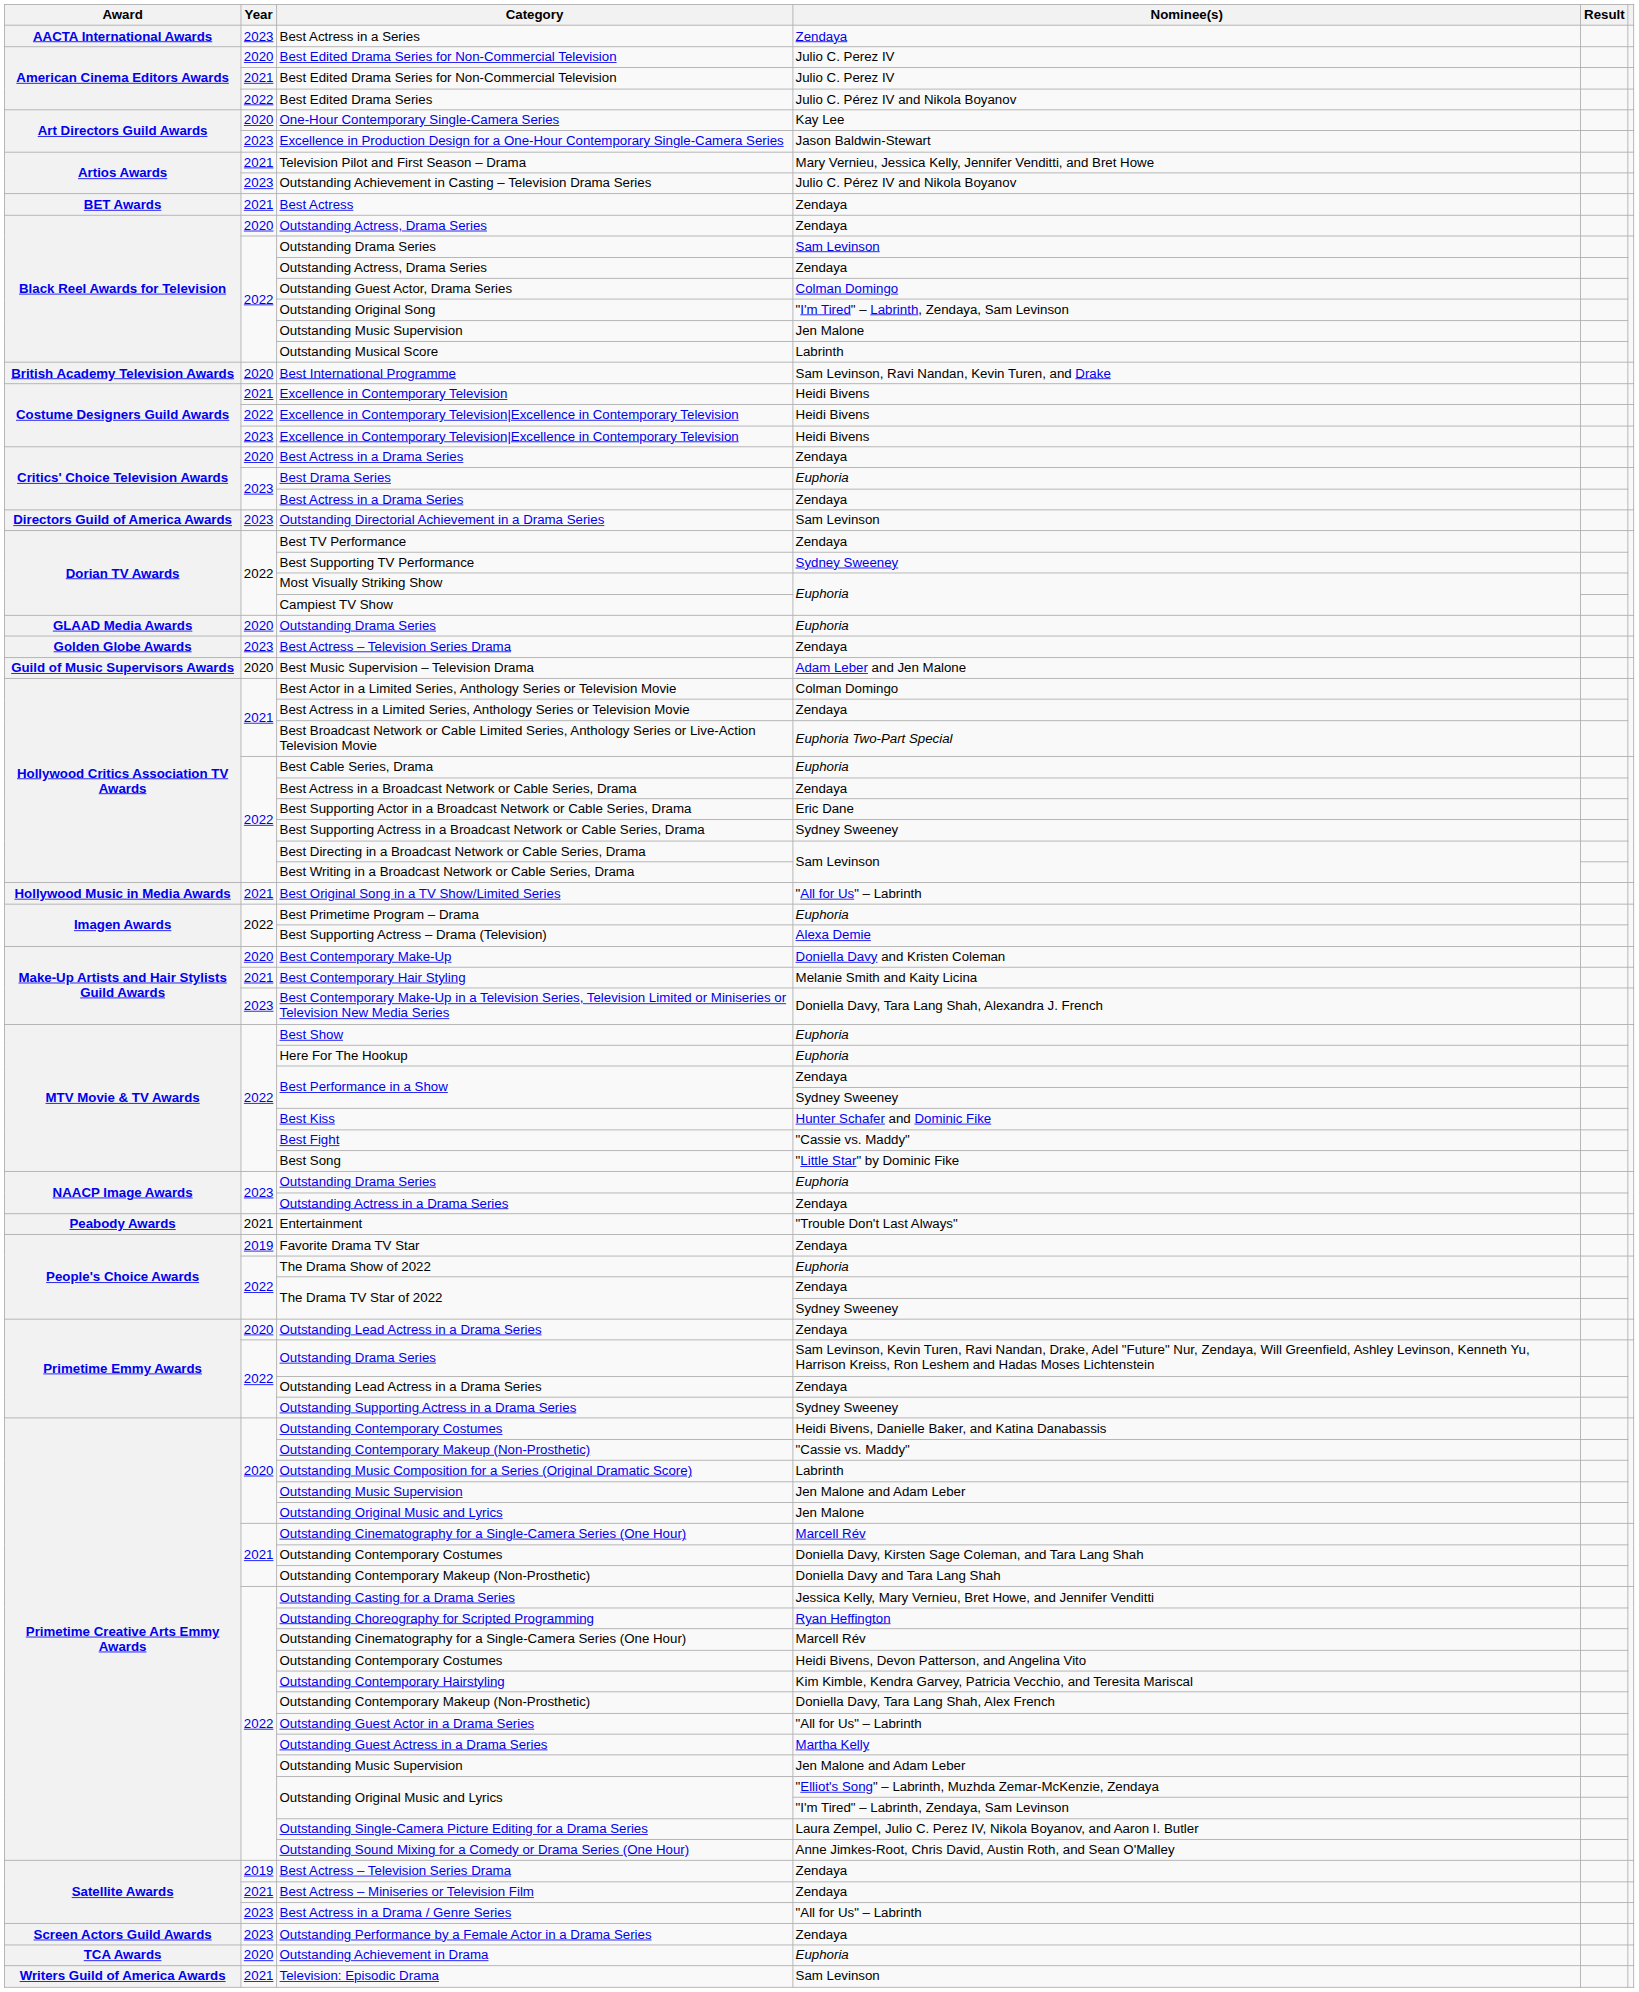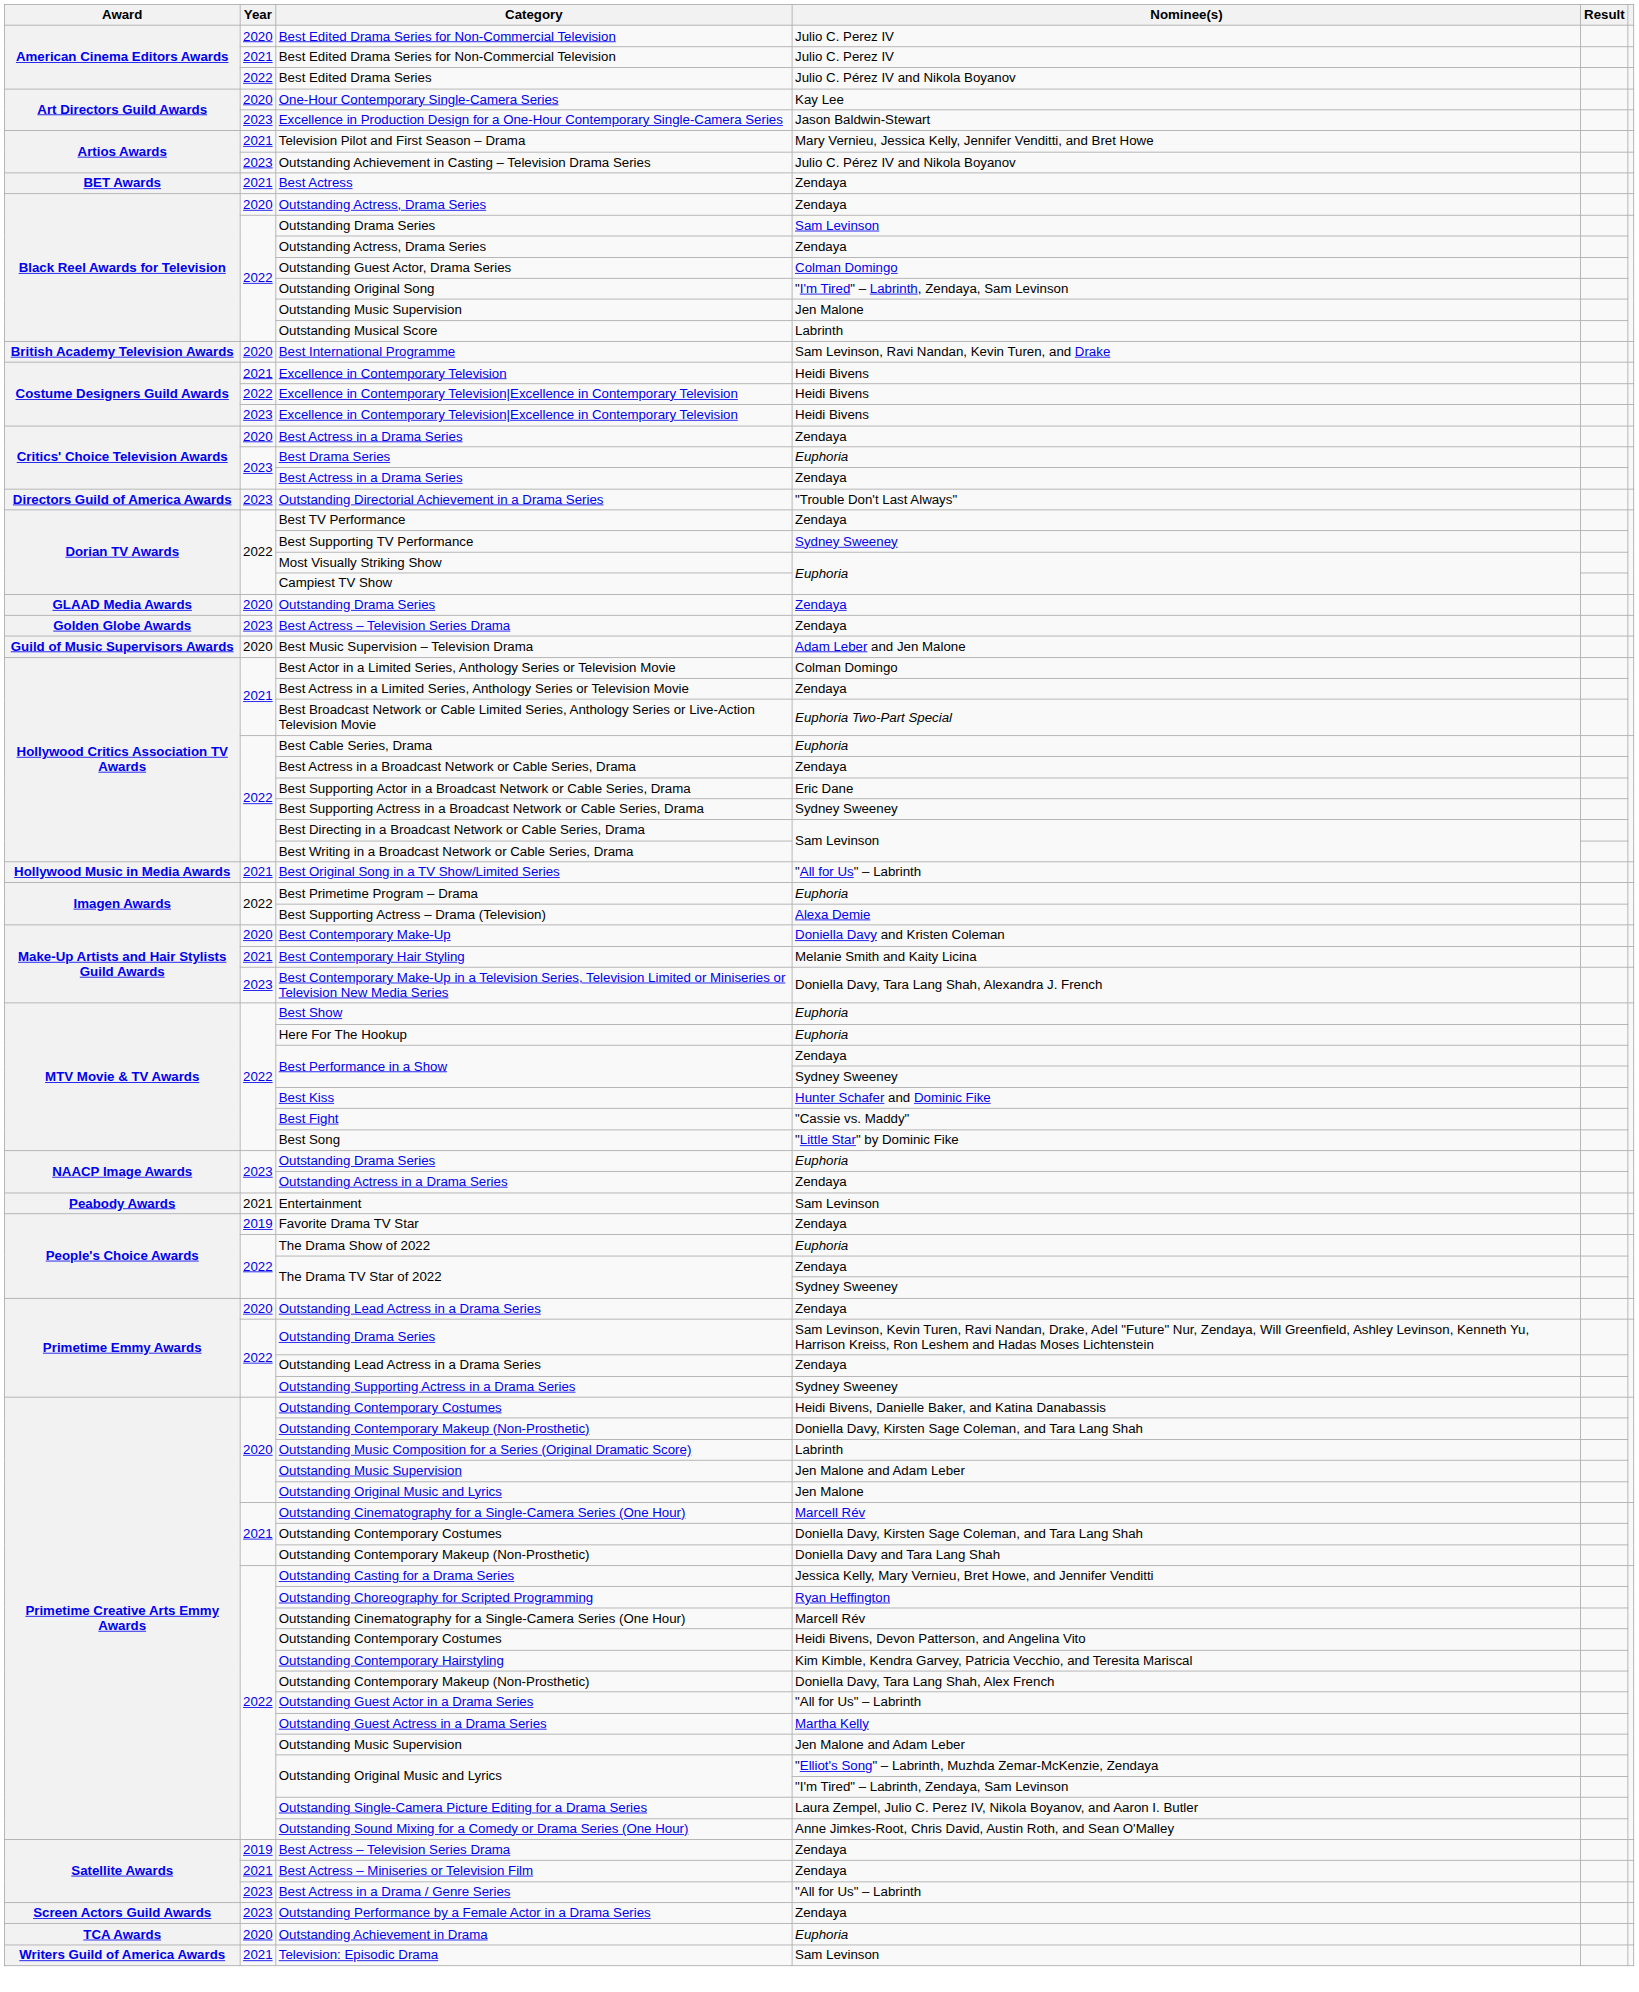- row: (259, 36)
(838, 520) Sam Levinson -> (876, 499) "Trouble Don't Last Always"
(822, 625) Euphoria -> (821, 604) Zendaya
(877, 1224) "Trouble Don't Last Always" -> (837, 1203) Sam Levinson
(853, 1449) "Cassie vs. Maddy" -> (969, 1428) Doniella Davy, Kirsten Sage Coleman, and Tara Lang Shah
